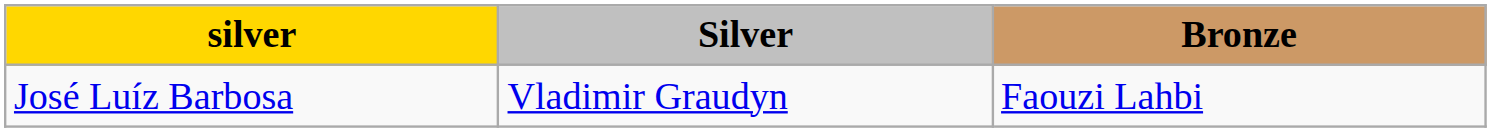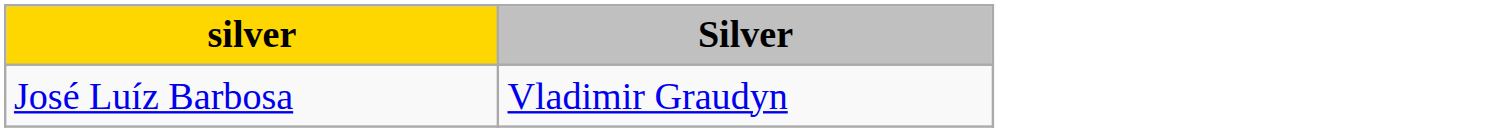- column: (1239, 34)
